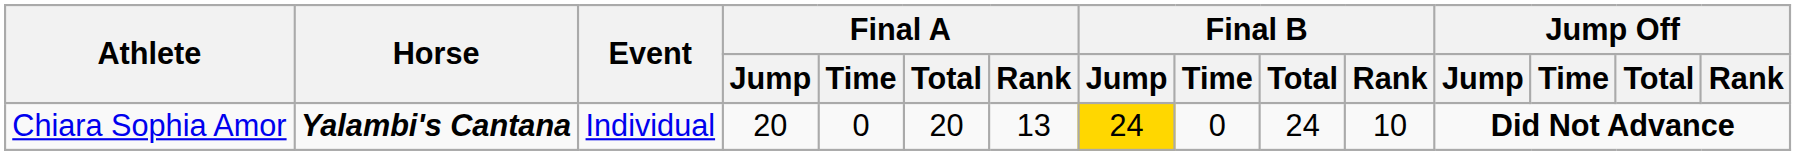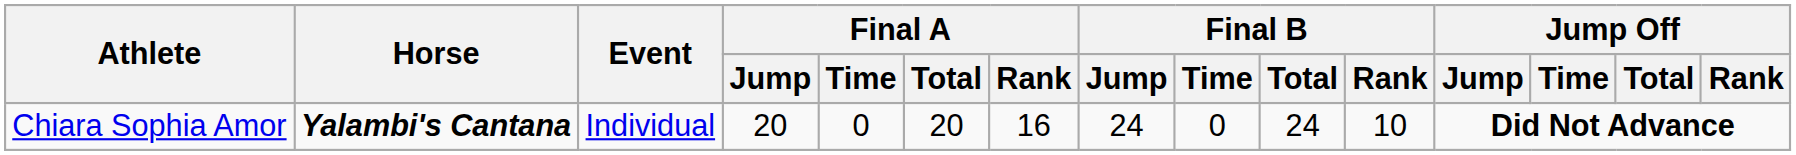(1034, 127) 13 -> (1034, 127) 16
(1127, 127) gold background -> (1127, 127) no background
